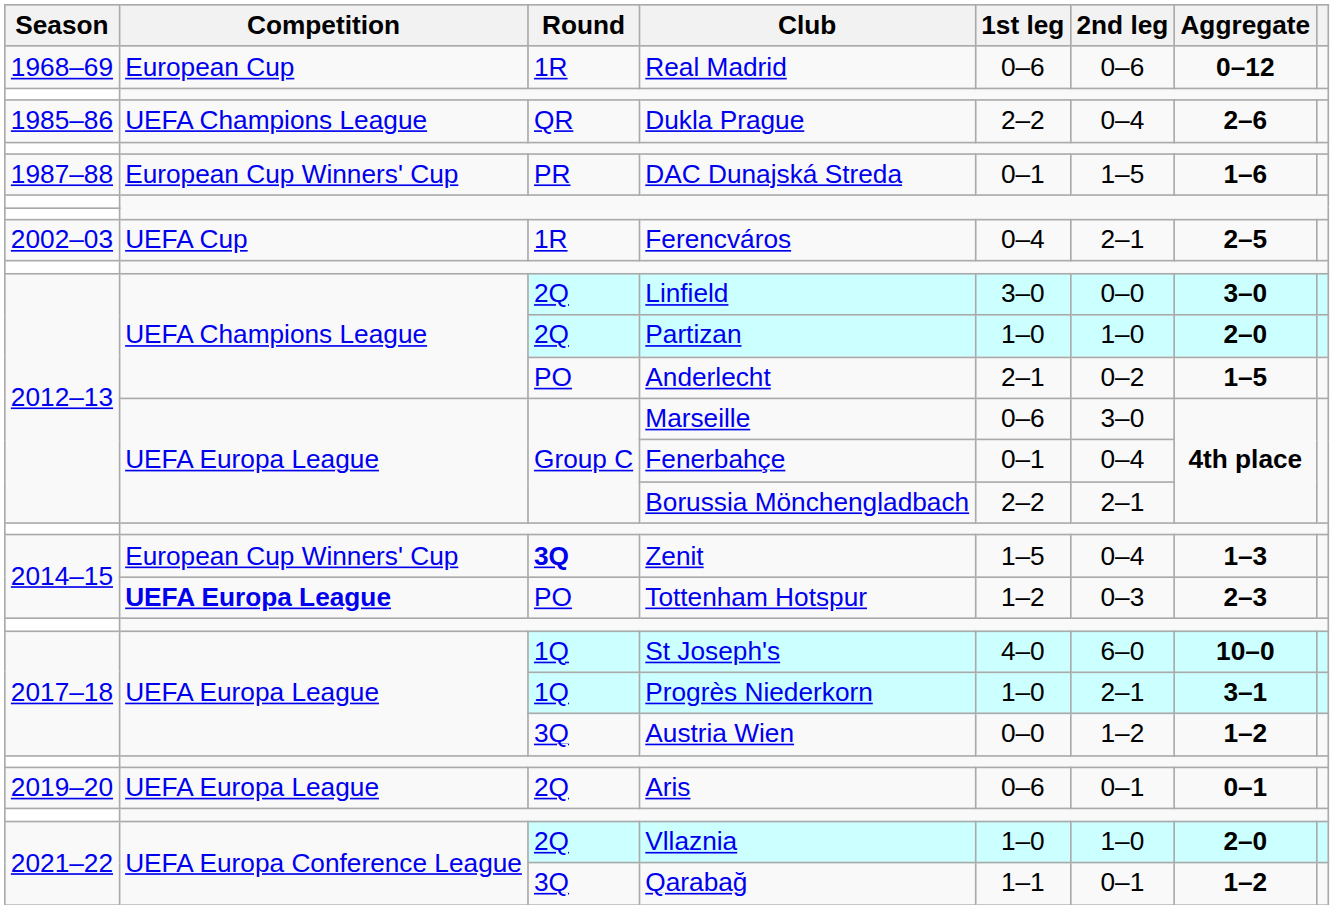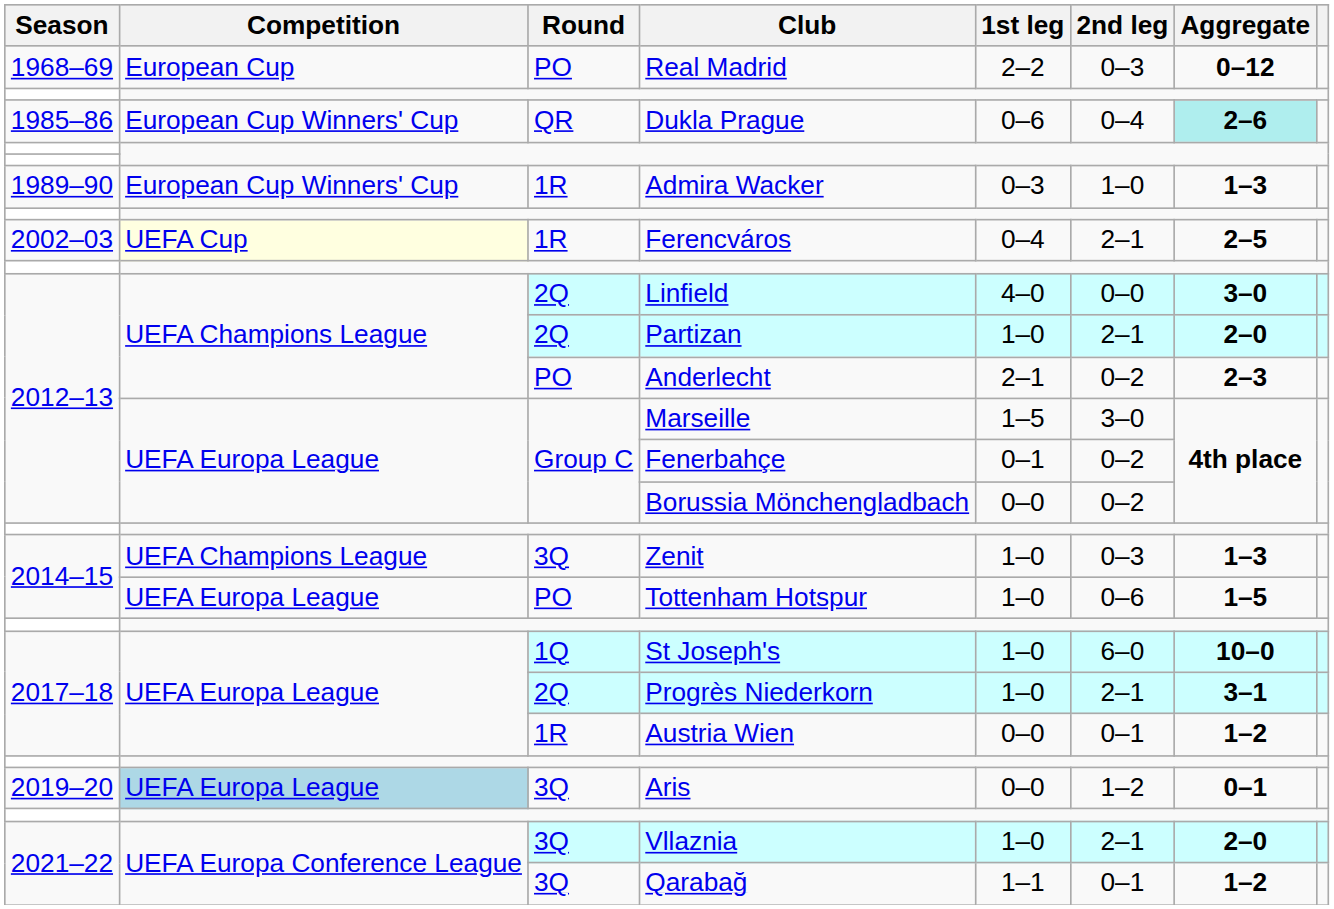(551, 66) 1R -> (553, 66) PO
(1023, 66) 0–6 -> (1023, 66) 2–2
(1122, 66) 0–6 -> (1122, 66) 0–3
(276, 120) UEFA Champions League -> (292, 120) European Cup Winners' Cup
(1023, 120) 2–2 -> (1023, 120) 0–6
(1245, 120) no background -> (1245, 120) paleturquoise background
- row: (62, 174)
+ row: (62, 186)
(186, 240) no background -> (186, 240) lightyellow background
(1023, 293) 3–0 -> (1023, 293) 4–0
(1122, 335) 1–0 -> (1122, 335) 2–1
(1245, 377) 1–5 -> (1245, 377) 2–3
(1023, 418) 0–6 -> (1023, 418) 1–5
(1122, 460) 0–4 -> (1122, 460) 0–2
(1023, 501) 2–2 -> (1023, 501) 0–0
(1122, 501) 2–1 -> (1122, 501) 0–2
(292, 555) European Cup Winners' Cup -> (276, 555) UEFA Champions League
(552, 555) bold -> (552, 555) normal
(1023, 555) 1–5 -> (1023, 555) 1–0
(1122, 555) 0–4 -> (1122, 555) 0–3
(258, 597) bold -> (252, 597) normal
(1023, 597) 1–2 -> (1023, 597) 1–0
(1122, 597) 0–3 -> (1122, 597) 0–6
(1245, 597) 2–3 -> (1245, 597) 1–5
(1023, 650) 4–0 -> (1023, 650) 1–0
(552, 692) 1Q -> (552, 692) 2Q
(552, 734) 3Q -> (551, 734) 1R
(1122, 734) 1–2 -> (1122, 734) 0–1
(252, 787) no background -> (252, 787) lightblue background
(552, 787) 2Q -> (552, 787) 3Q
(1023, 787) 0–6 -> (1023, 787) 0–0
(1122, 787) 0–1 -> (1122, 787) 1–2
(552, 841) 2Q -> (552, 841) 3Q
(1122, 841) 1–0 -> (1122, 841) 2–1
